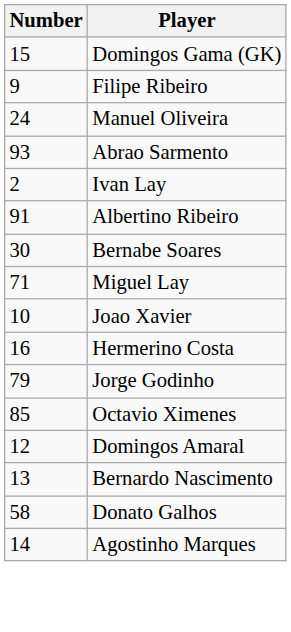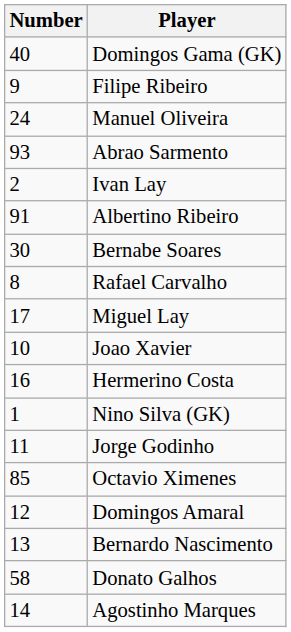(20, 53) 15 -> (20, 53) 40
+ row: (160, 282)
(20, 282) 71 -> (20, 315) 17
+ row: (161, 413)
(20, 380) 79 -> (19, 446) 11
